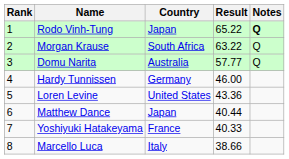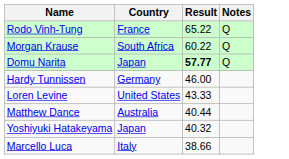- column: (20, 13)
(162, 29) Japan -> (134, 29) France
(257, 29) bold -> (226, 29) normal
(229, 46) 63.22 -> (198, 46) 60.22
(168, 63) Australia -> (132, 63) Japan
(229, 63) normal -> (198, 63) bold
(229, 96) 43.36 -> (198, 96) 43.33
(162, 112) Japan -> (138, 112) Australia
(164, 129) France -> (132, 129) Japan
(229, 129) 40.33 -> (198, 129) 40.32
